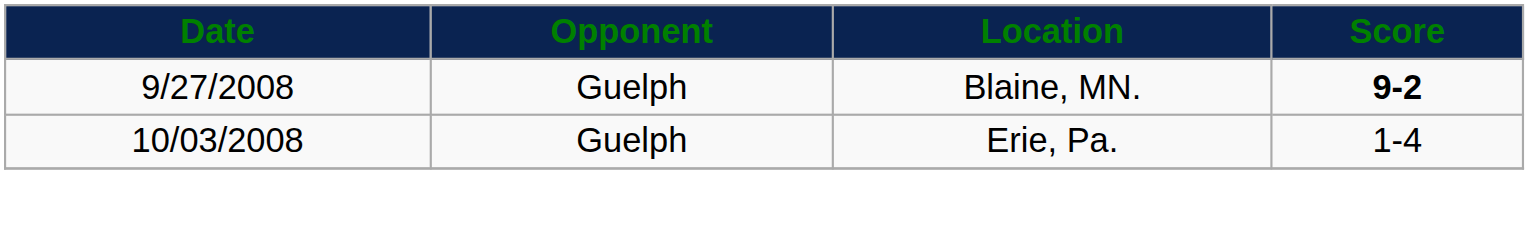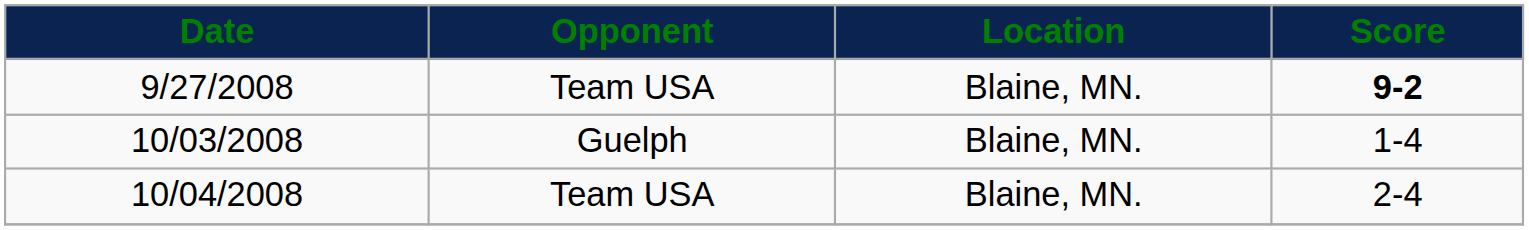(632, 86) Guelph -> (632, 86) Team USA
(1052, 140) Erie, Pa. -> (1054, 140) Blaine, MN.
+ row: (217, 195)
